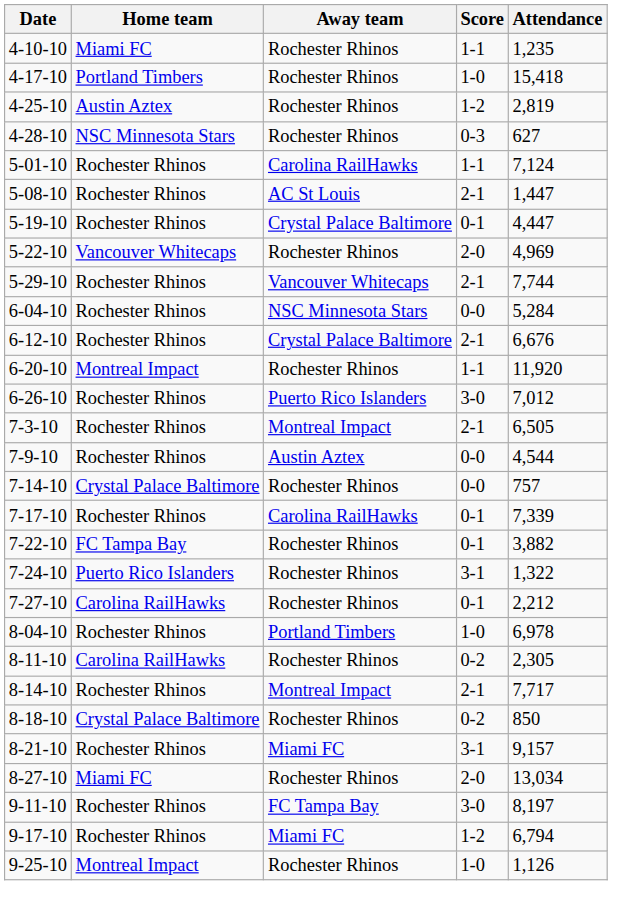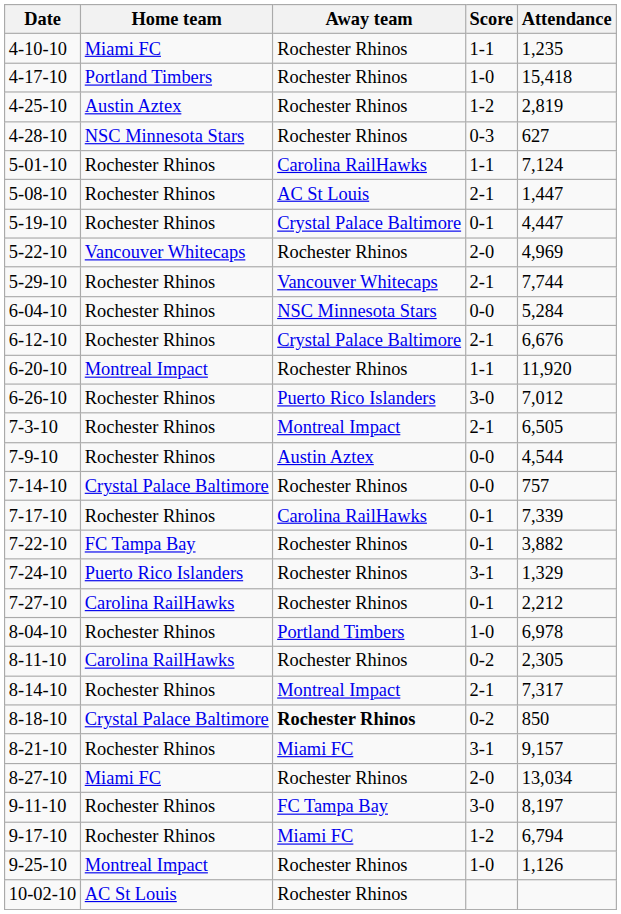(533, 573) 1,322 -> (542, 573) 1,329
(533, 690) 7,717 -> (542, 690) 7,317
(333, 719) normal -> (346, 719) bold
+ row: (43, 894)
